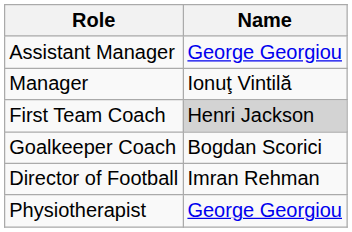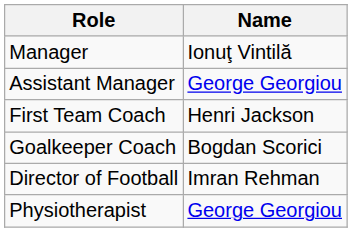rows swapped: (49, 83) <-> (92, 52)
(251, 115) lightgrey background -> (251, 115) no background
